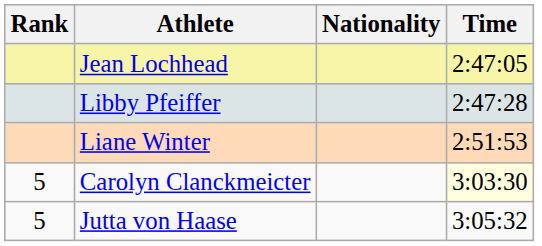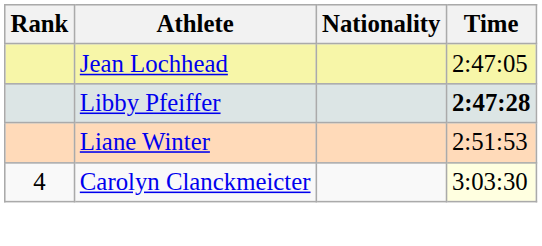(490, 102) normal -> (491, 102) bold
(39, 181) 5 -> (39, 181) 4
- row: (158, 220)
